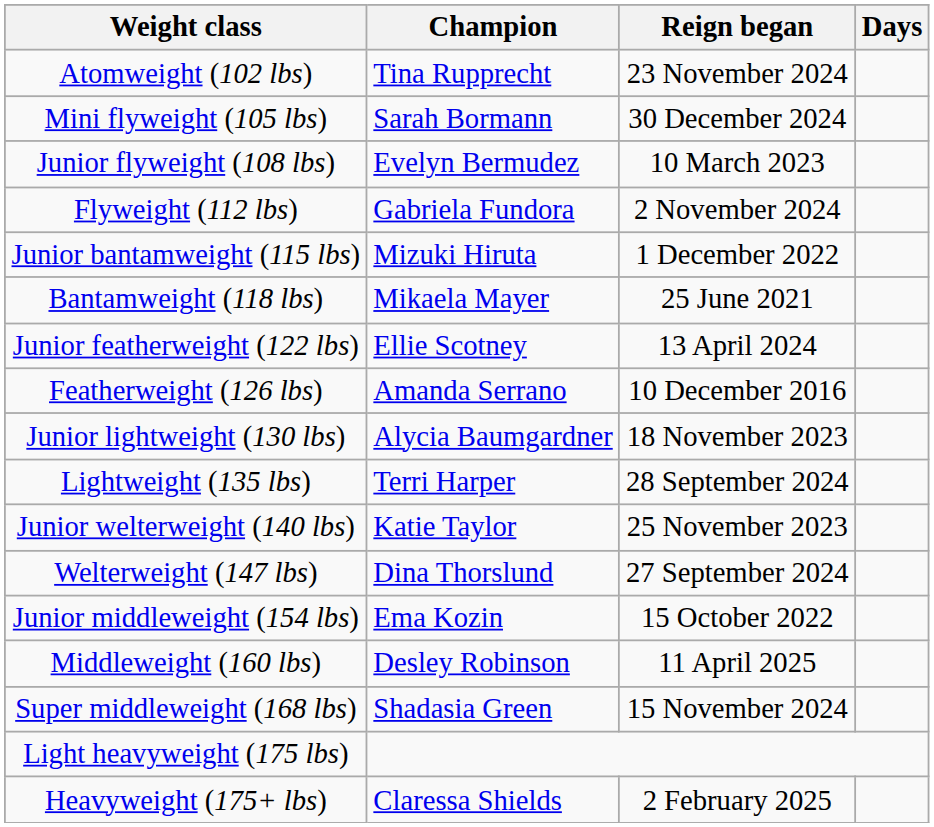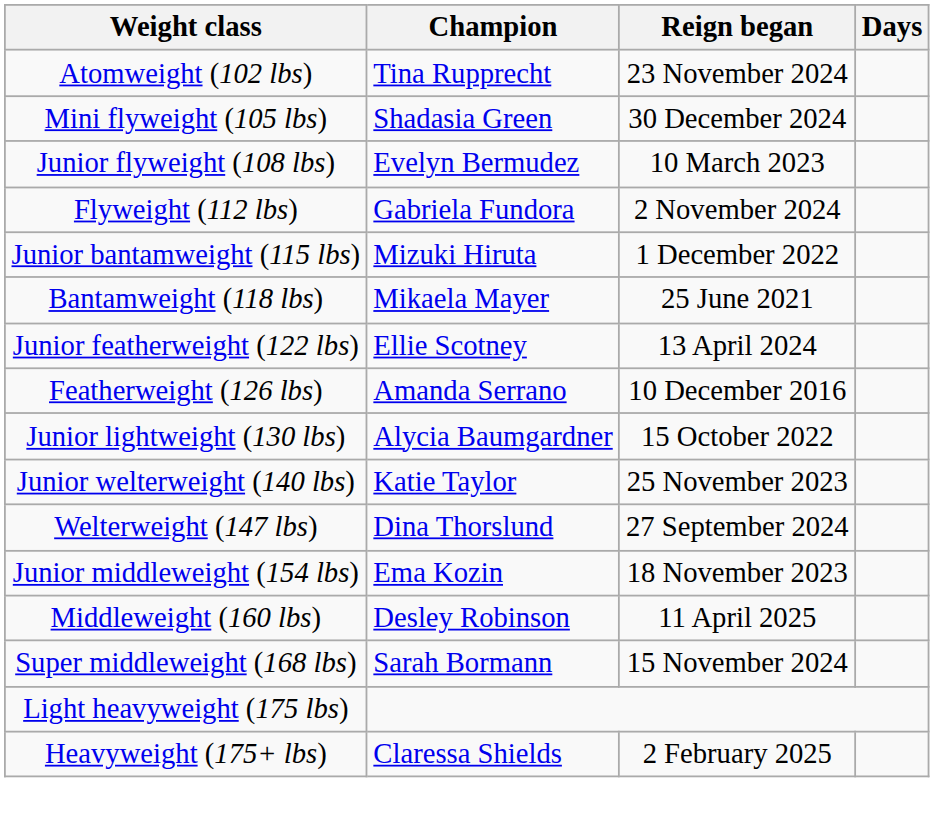(463, 118) Sarah Bormann -> (463, 118) Shadasia Green
(737, 436) 18 November 2023 -> (737, 436) 15 October 2022
- row: (186, 481)
(737, 617) 15 October 2022 -> (737, 572) 18 November 2023
(463, 708) Shadasia Green -> (463, 663) Sarah Bormann
